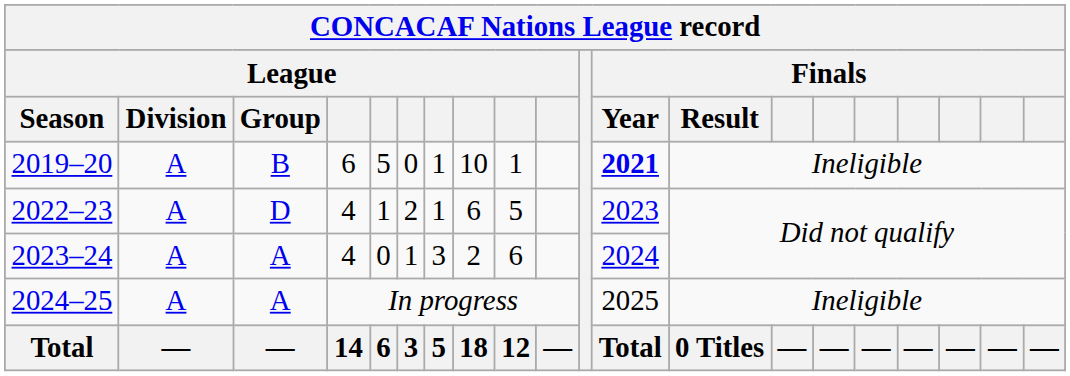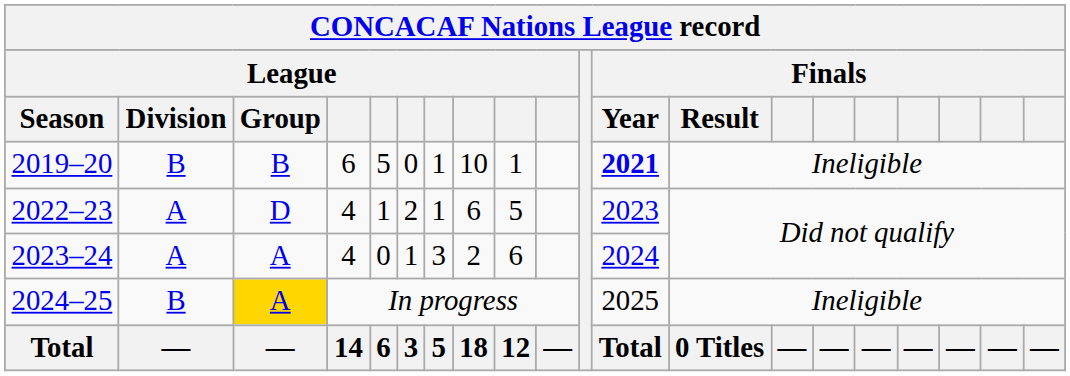(176, 164) A -> (176, 164) B
(176, 301) A -> (176, 301) B
(280, 301) no background -> (280, 301) gold background
